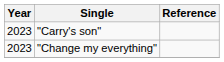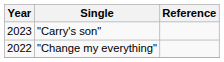(19, 48) 2023 -> (19, 48) 2022
